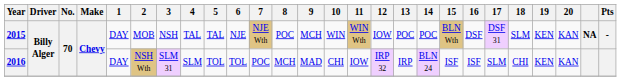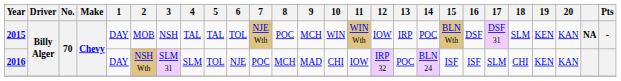(238, 34) NJE -> (238, 34) TOL
(405, 34) POC -> (405, 34) IRP
(238, 62) TOL -> (238, 62) NJE
(405, 62) IRP -> (405, 62) POC
